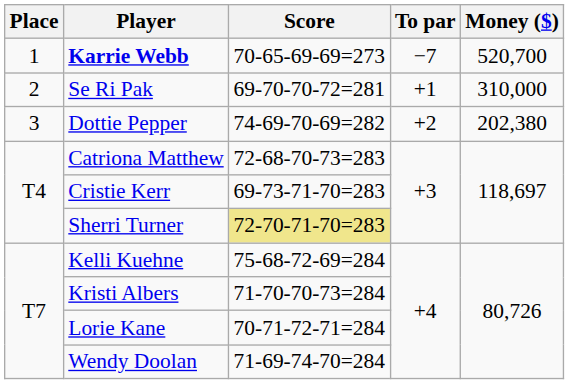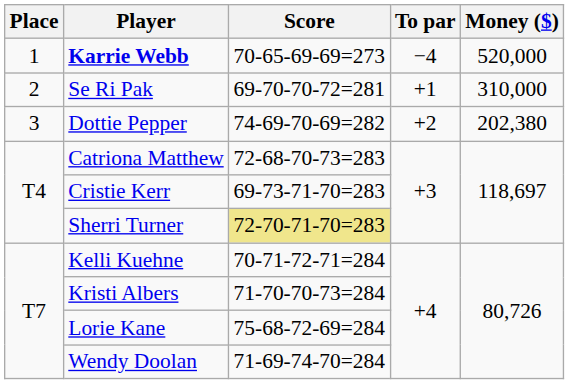(425, 55) −7 -> (425, 55) −4
(512, 55) 520,700 -> (512, 55) 520,000
(309, 259) 75-68-72-69=284 -> (309, 259) 70-71-72-71=284
(309, 327) 70-71-72-71=284 -> (309, 327) 75-68-72-69=284
